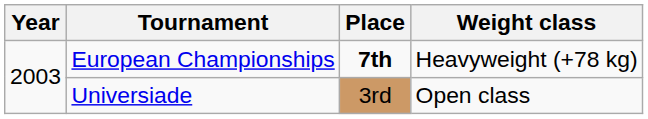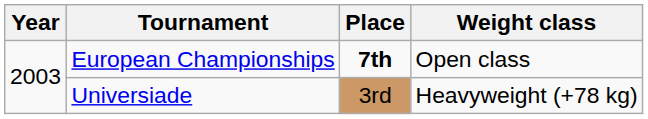(527, 58) Heavyweight (+78 kg) -> (473, 58) Open class
(473, 95) Open class -> (527, 95) Heavyweight (+78 kg)
